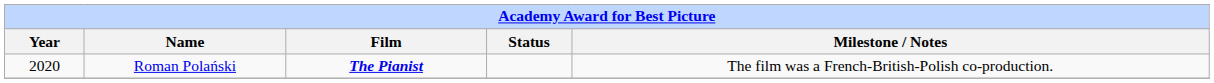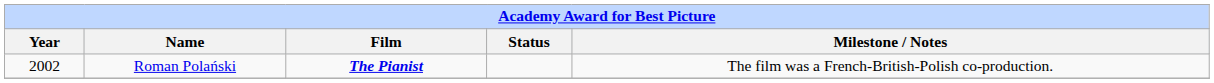(44, 66) 2020 -> (44, 66) 2002
